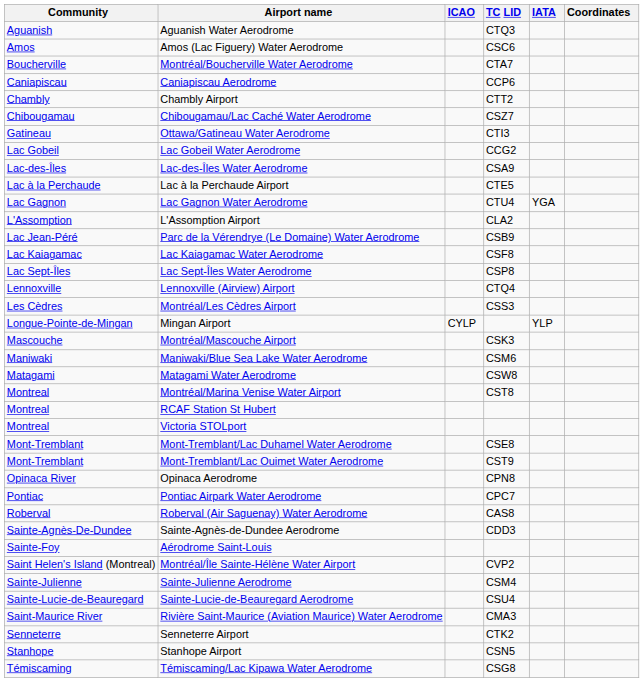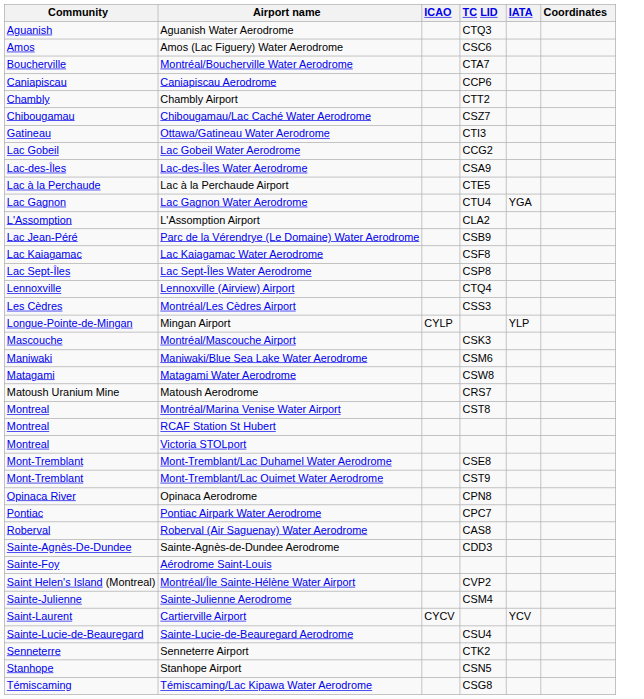+ row: (209, 392)
+ row: (203, 617)
- row: (301, 617)
